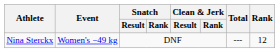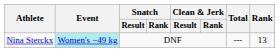(87, 40) no background -> (87, 40) paleturquoise background
(262, 40) 12 -> (262, 40) 13
